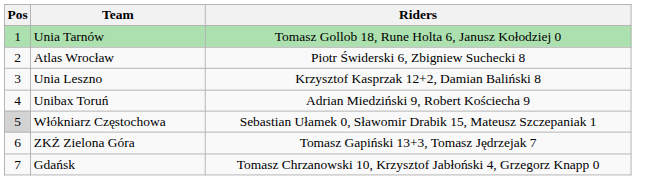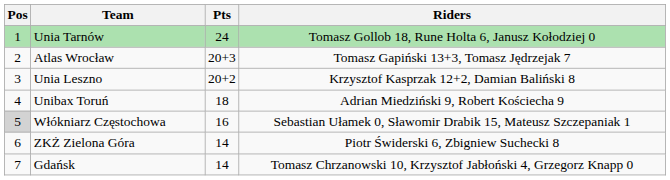+ column: (222, 15)
(418, 57) Piotr Świderski 6, Zbigniew Suchecki 8 -> (452, 57) Tomasz Gapiński 13+3, Tomasz Jędrzejak 7
(418, 143) Tomasz Gapiński 13+3, Tomasz Jędrzejak 7 -> (452, 143) Piotr Świderski 6, Zbigniew Suchecki 8
